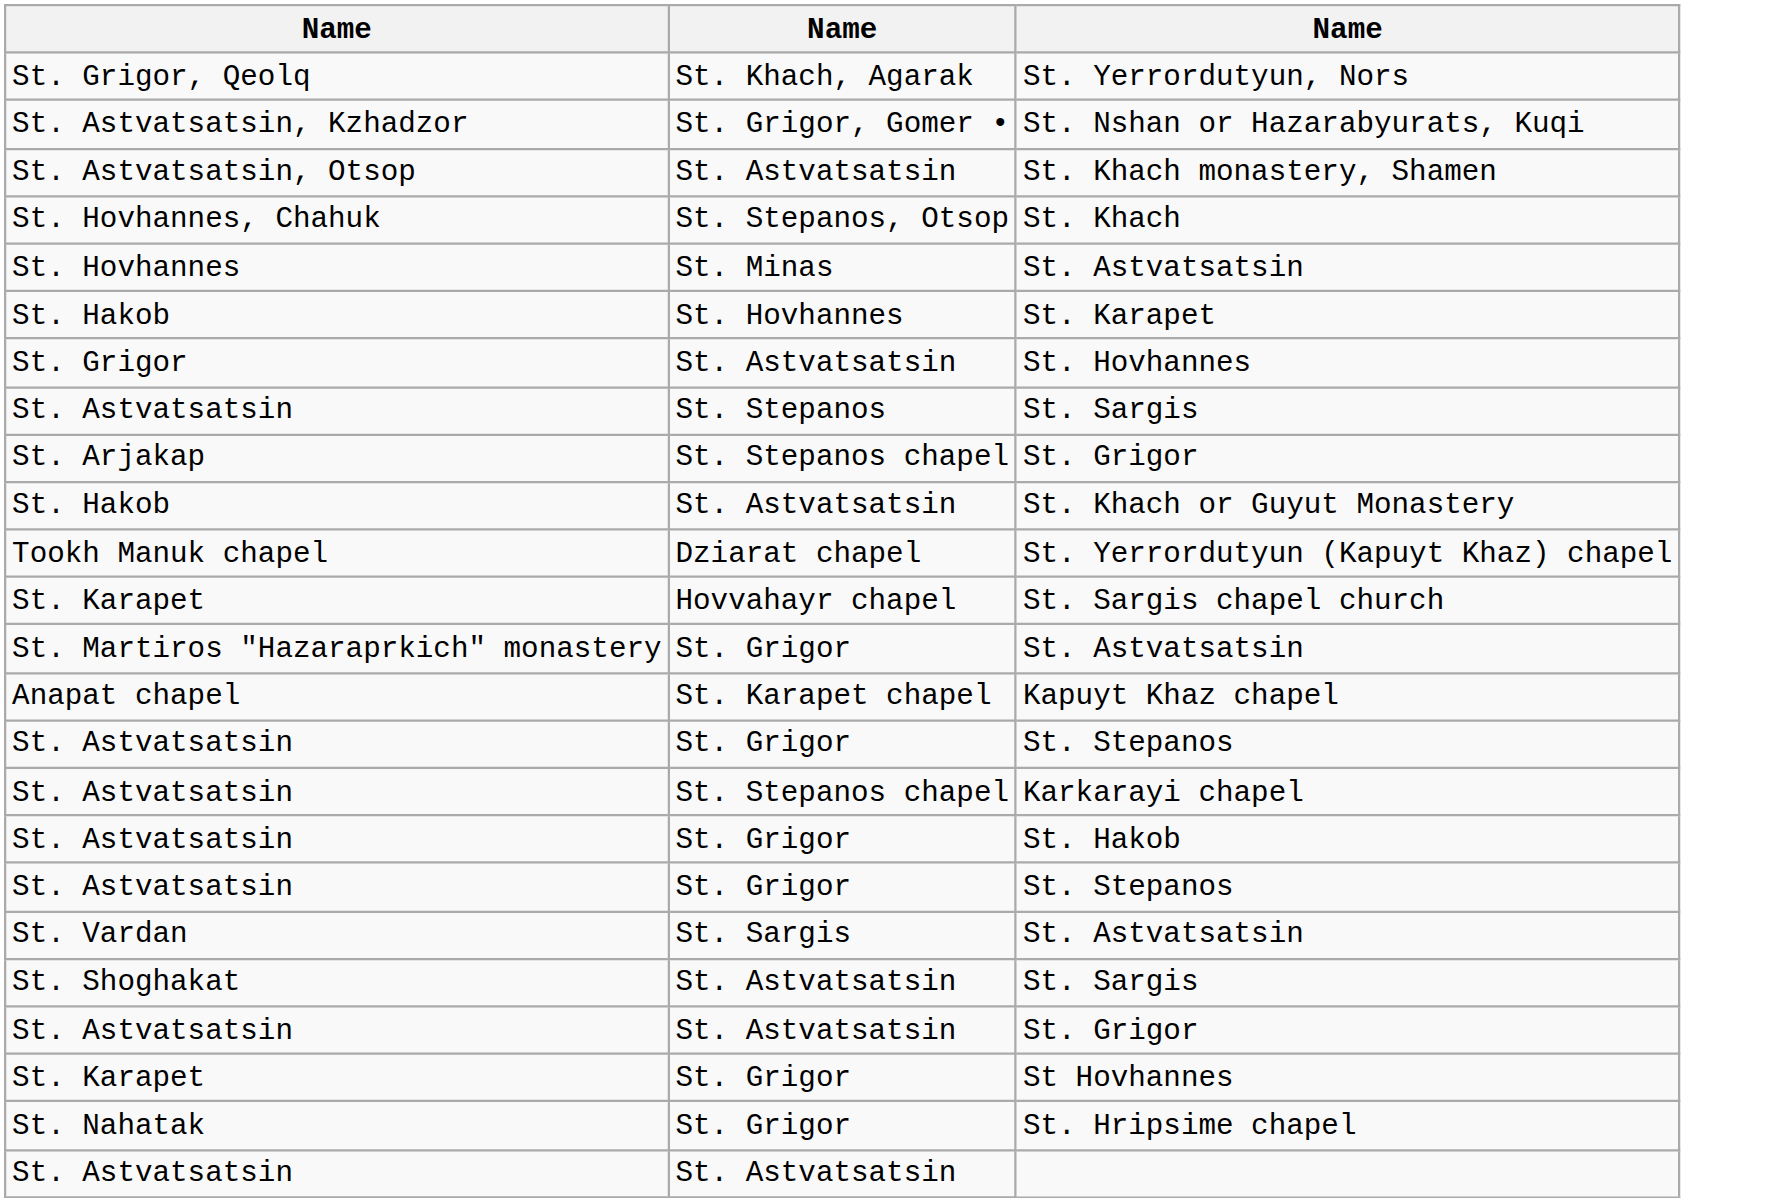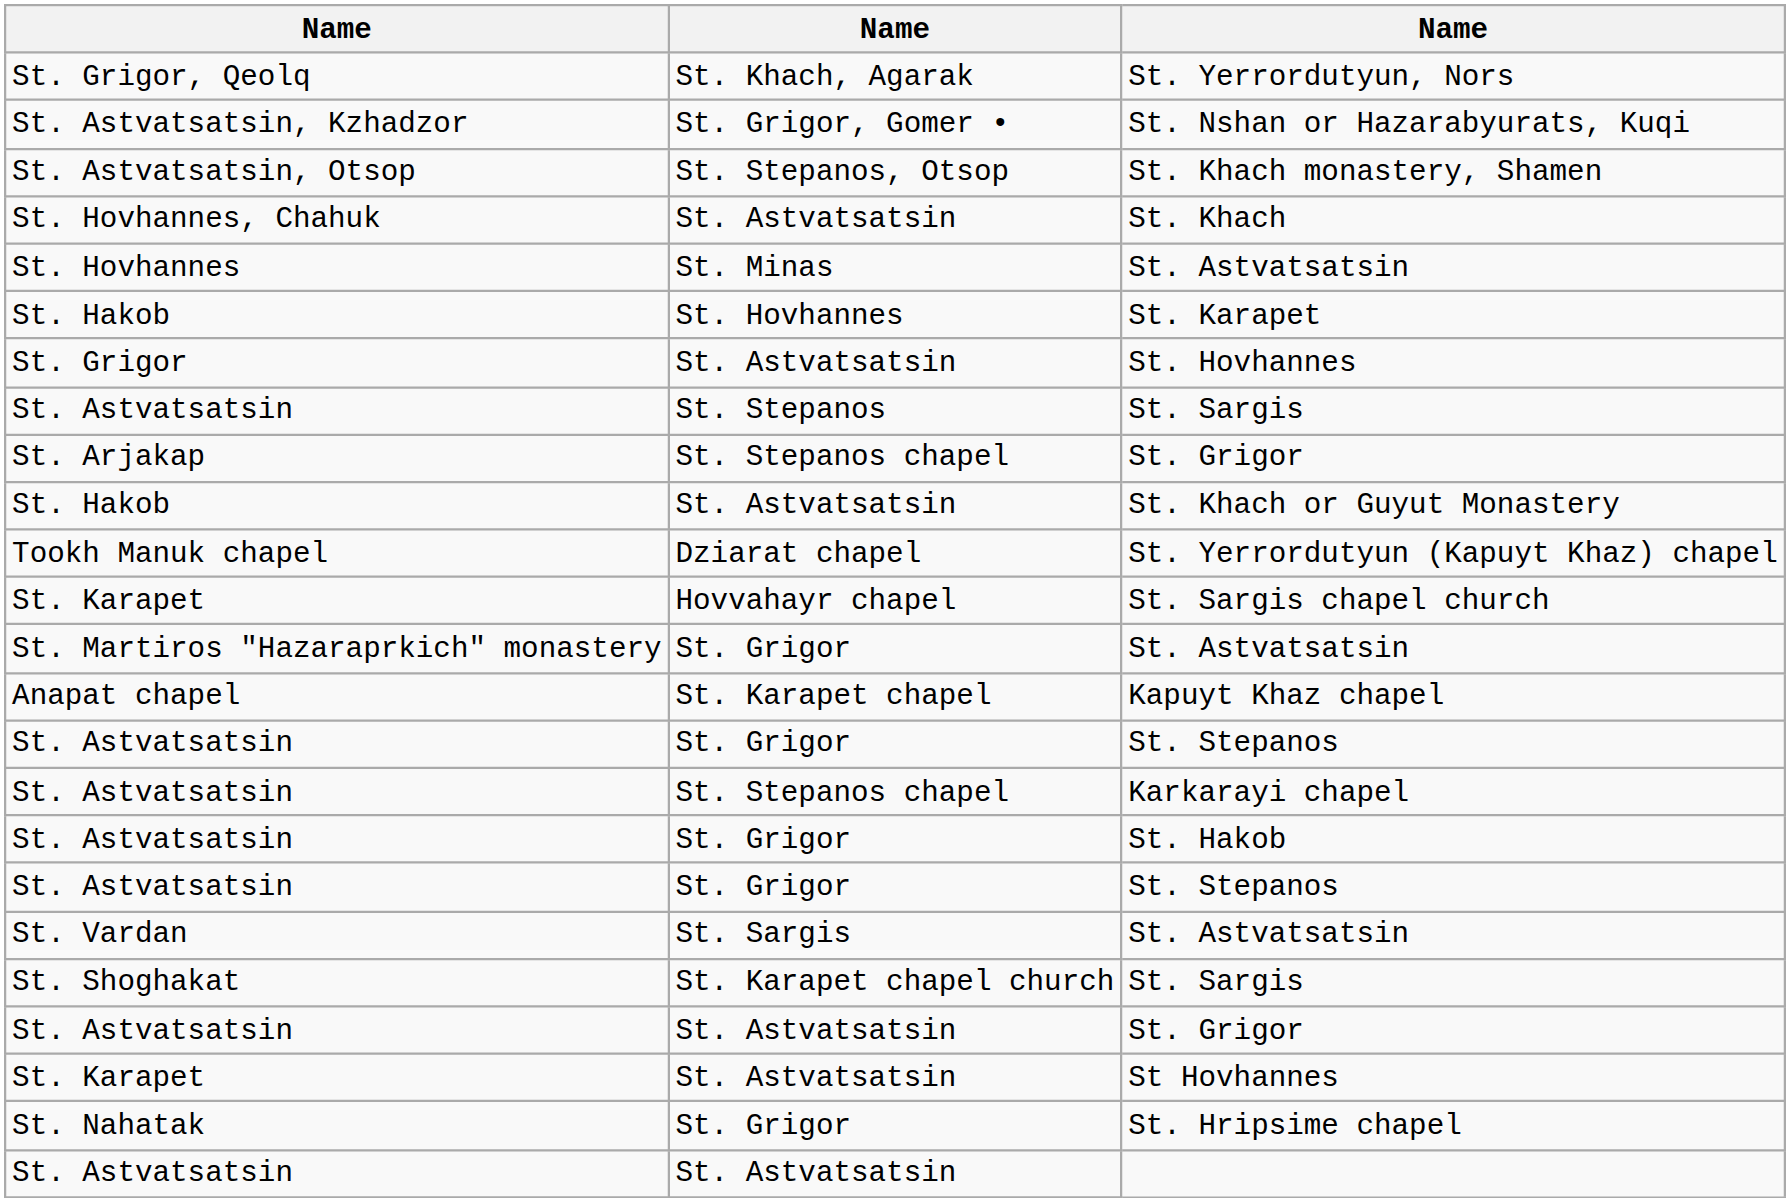(816, 172) St. Astvatsatsin -> (842, 172) St. Stepanos, Otsop
(842, 220) St. Stepanos, Otsop -> (816, 220) St. Astvatsatsin
(816, 982) St. Astvatsatsin -> (895, 982) St. Karapet chapel church
(763, 1078) St. Grigor -> (816, 1078) St. Astvatsatsin
